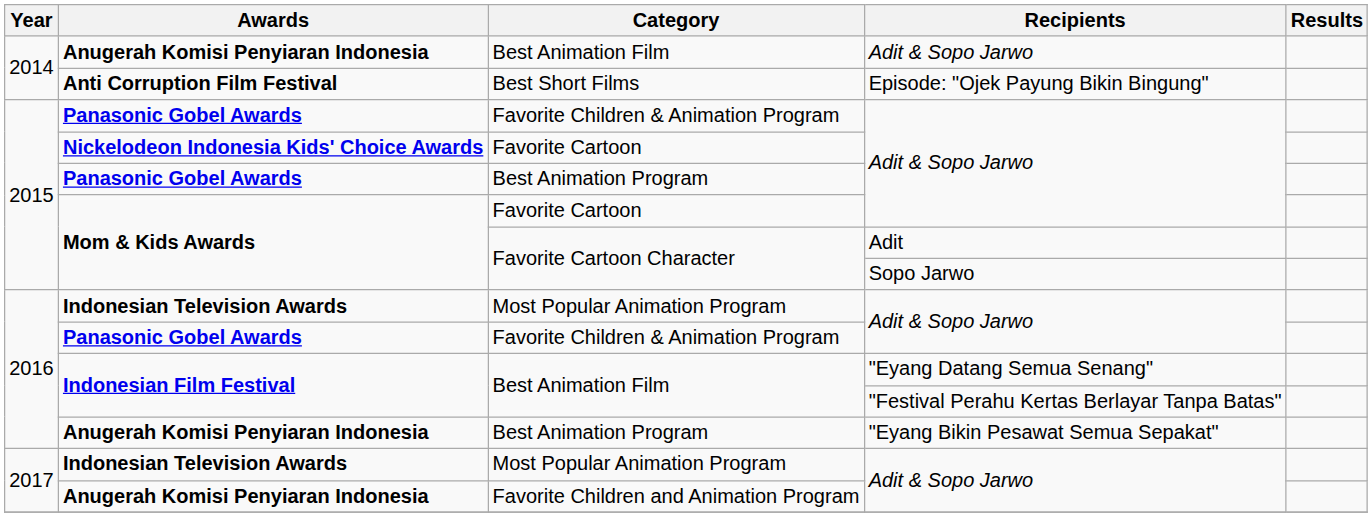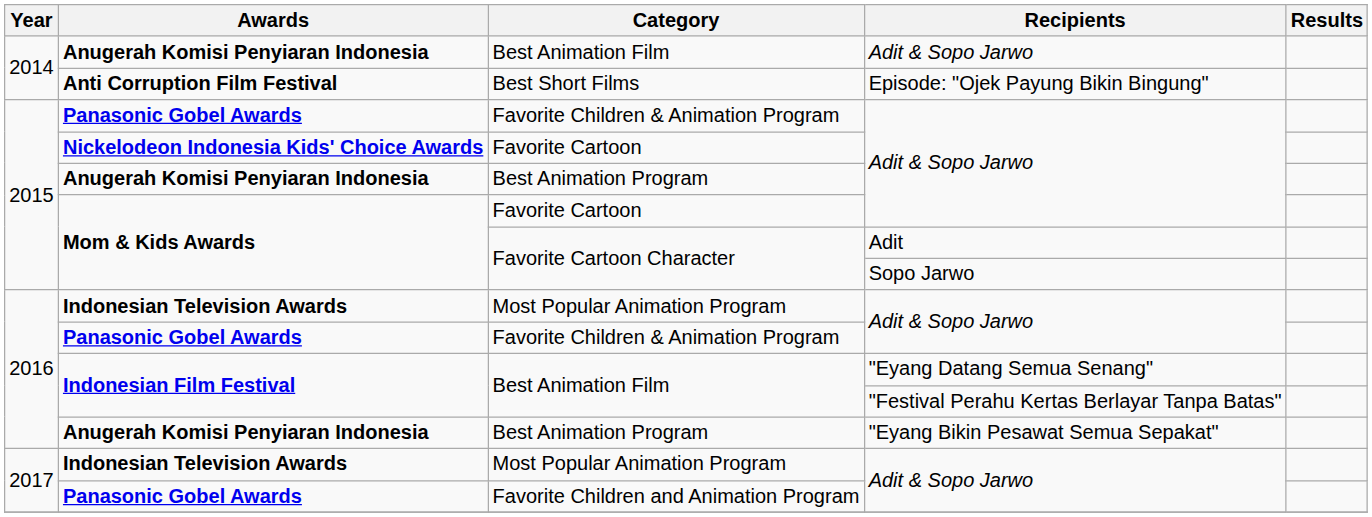(182, 178) Panasonic Gobel Awards -> (246, 178) Anugerah Komisi Penyiaran Indonesia
(246, 496) Anugerah Komisi Penyiaran Indonesia -> (182, 496) Panasonic Gobel Awards
